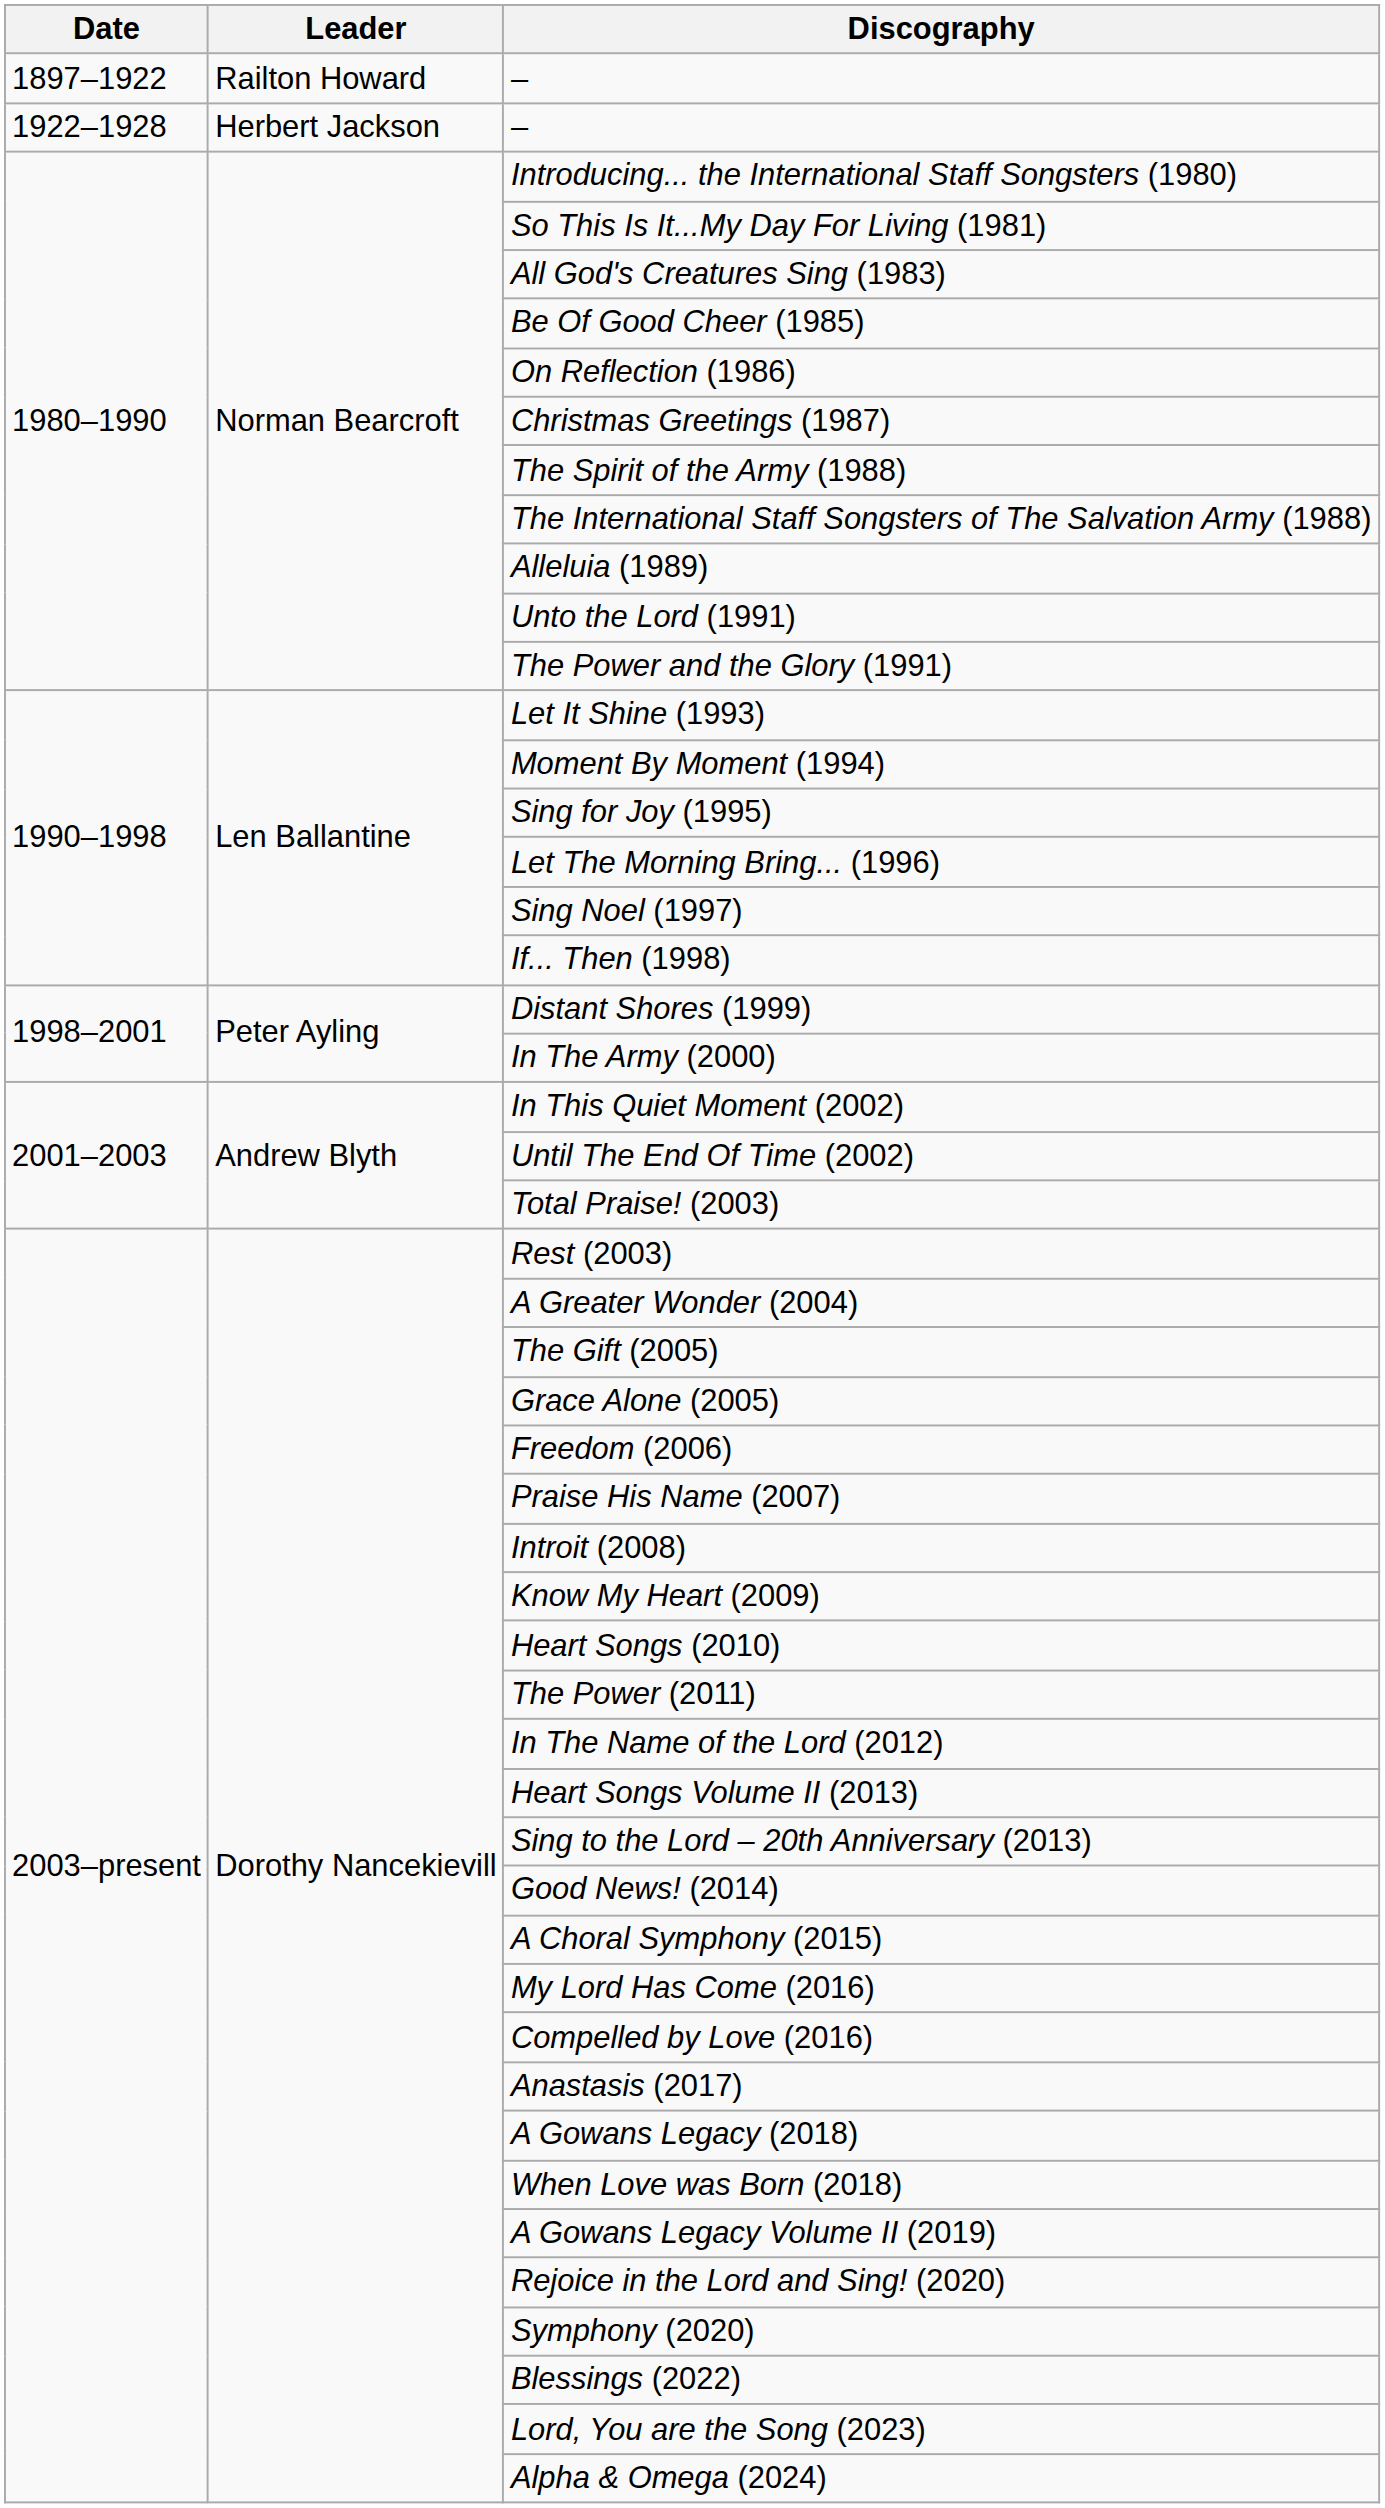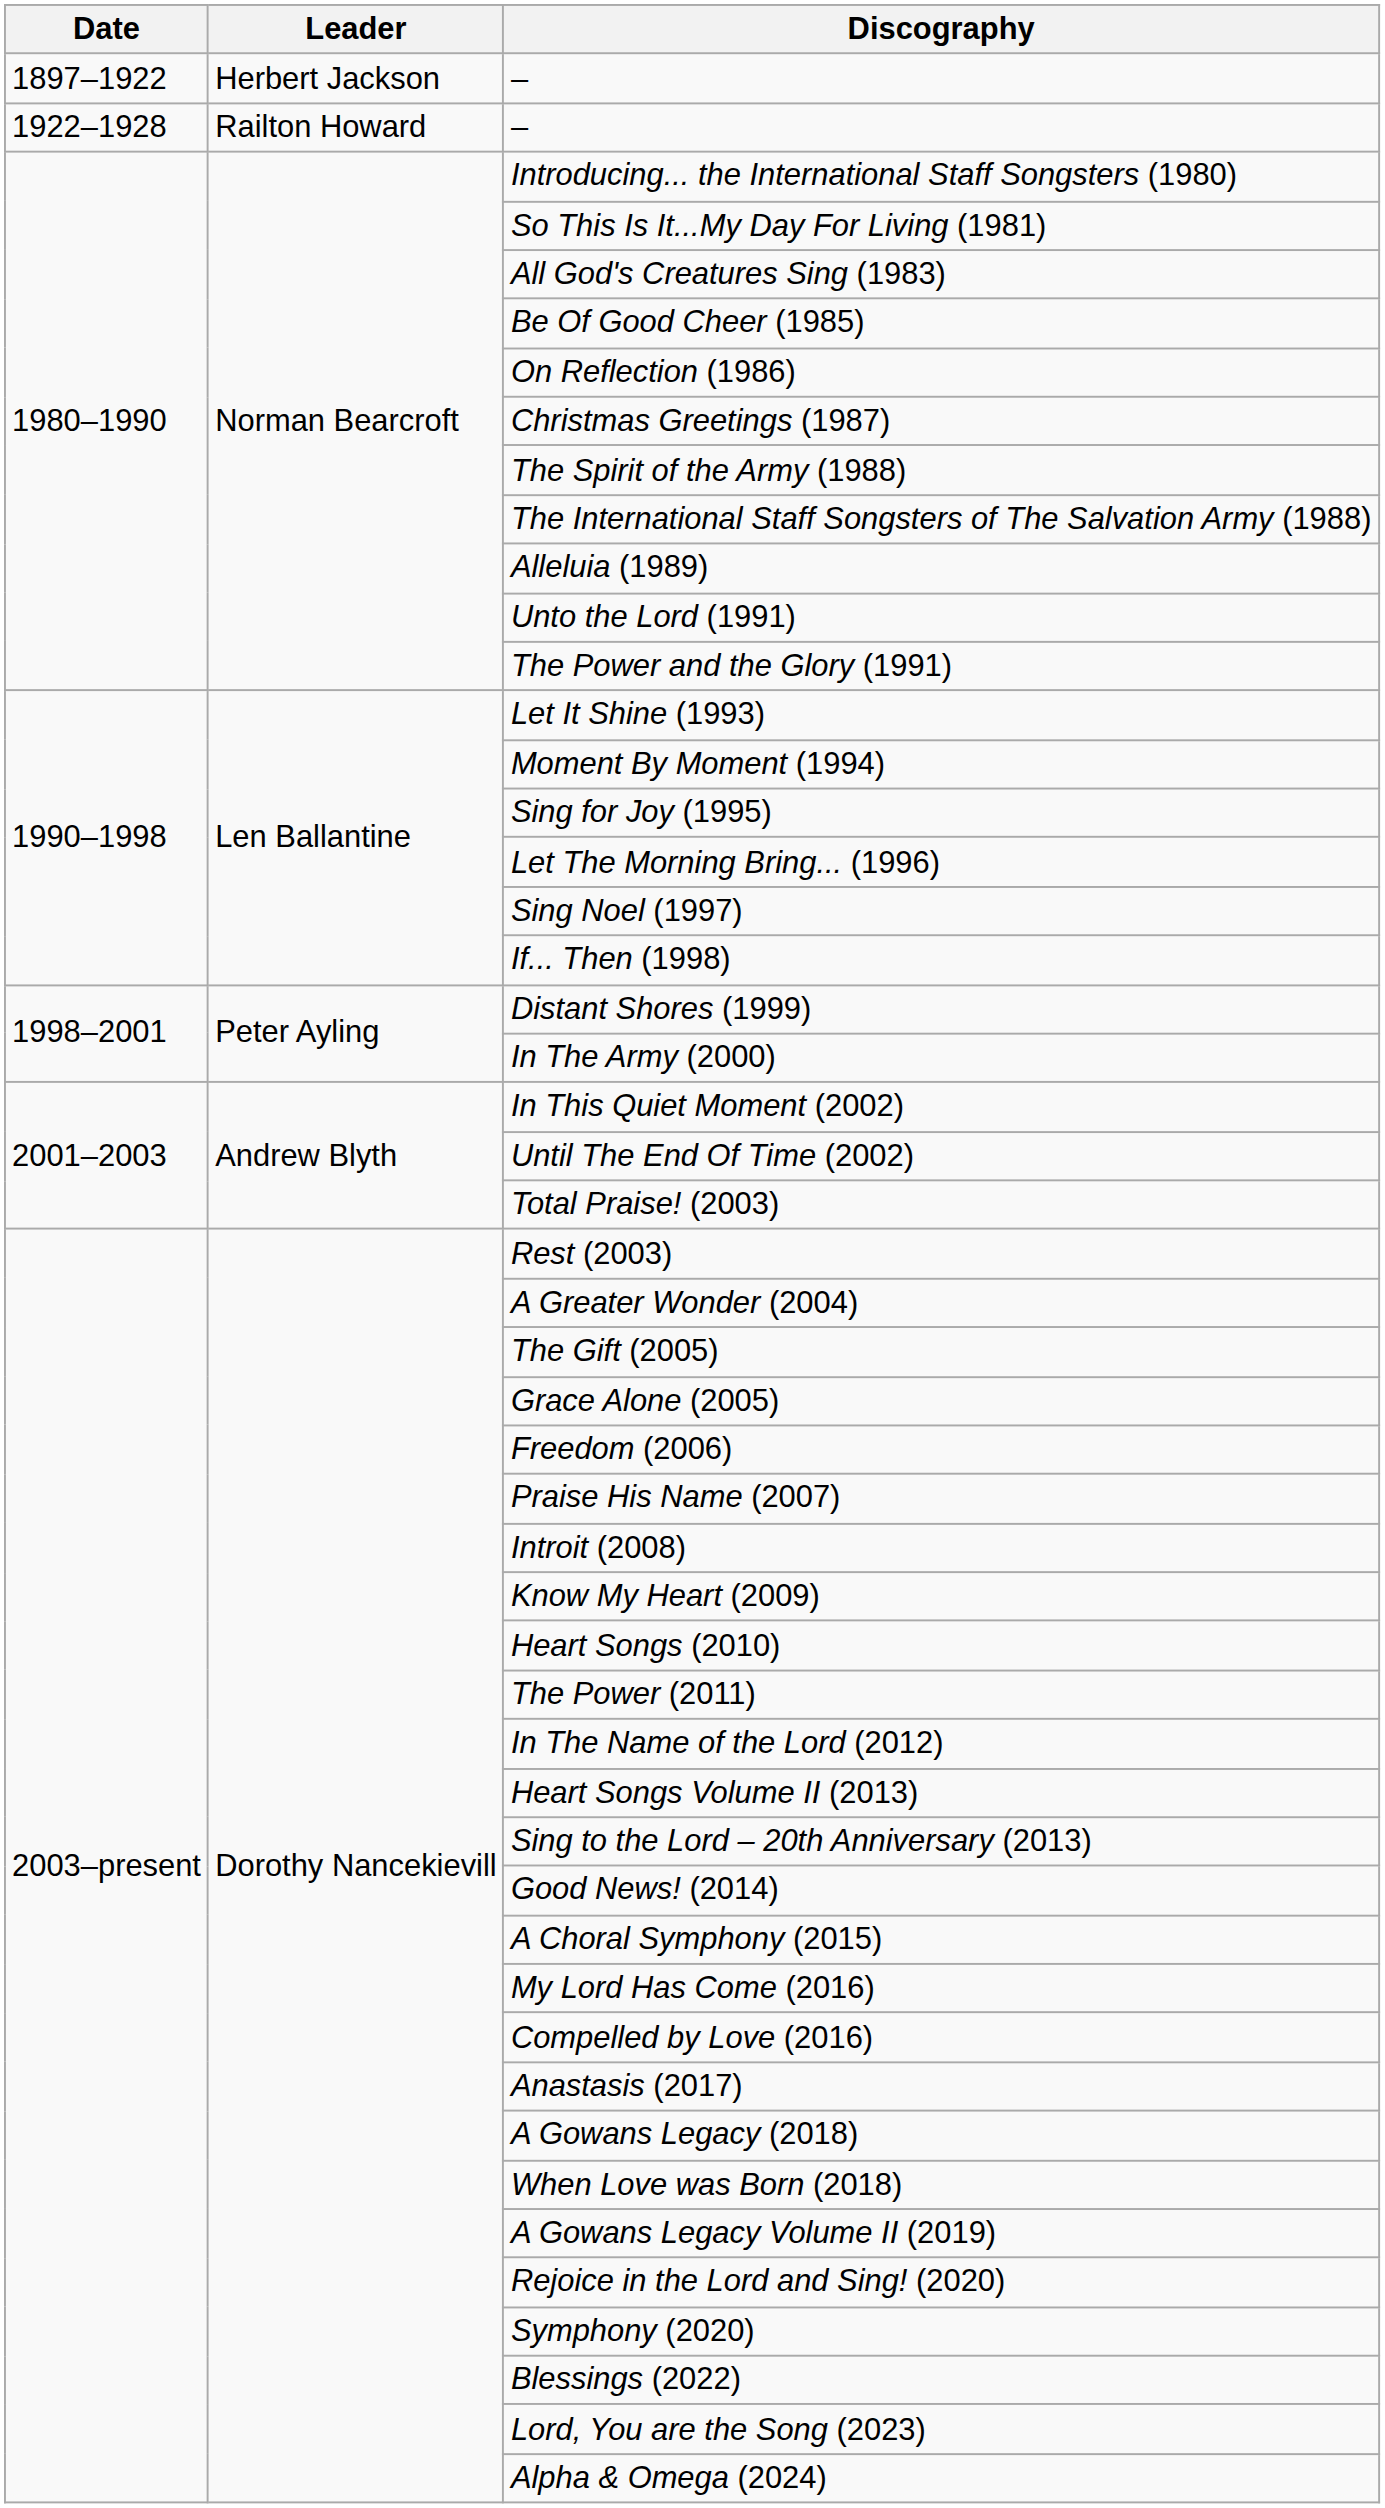(321, 77) Railton Howard -> (328, 77) Herbert Jackson
(328, 126) Herbert Jackson -> (321, 126) Railton Howard
